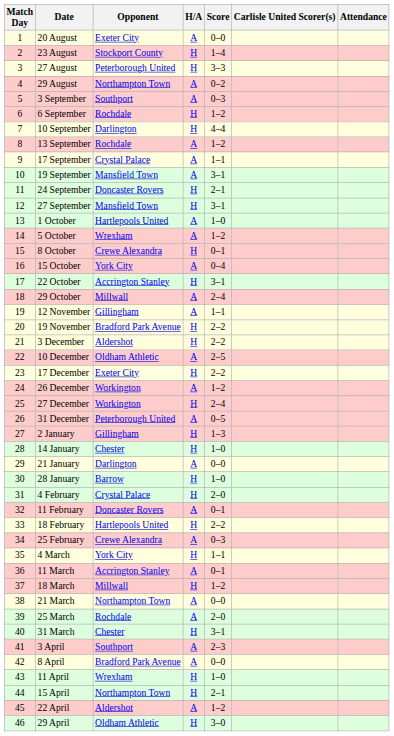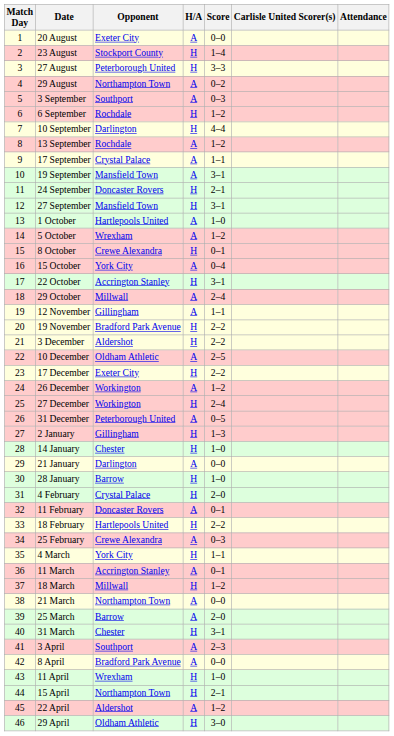(113, 616) Rochdale -> (109, 616) Barrow
